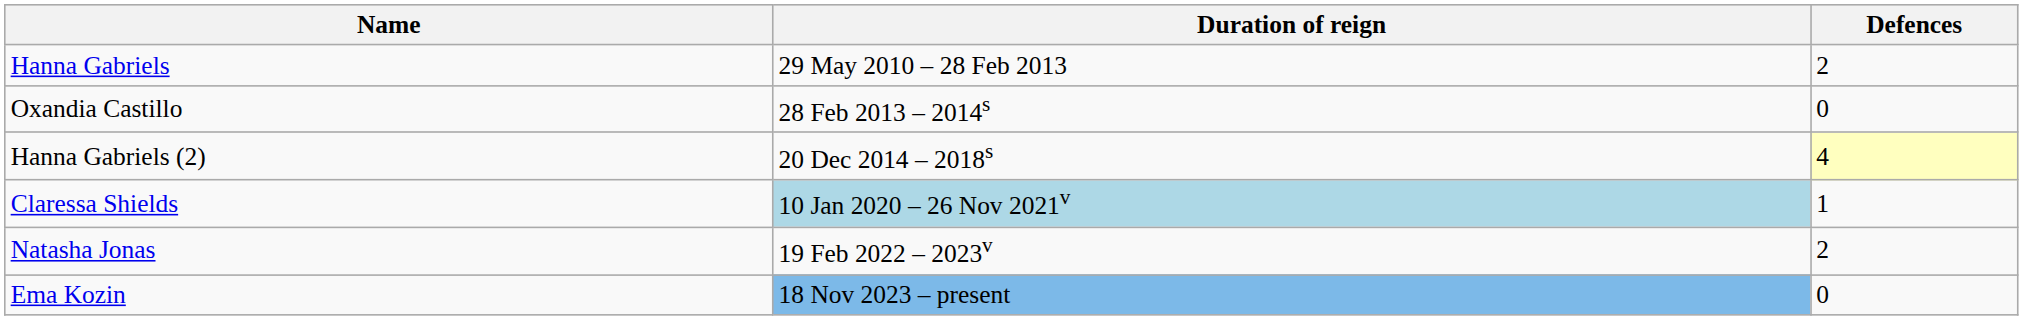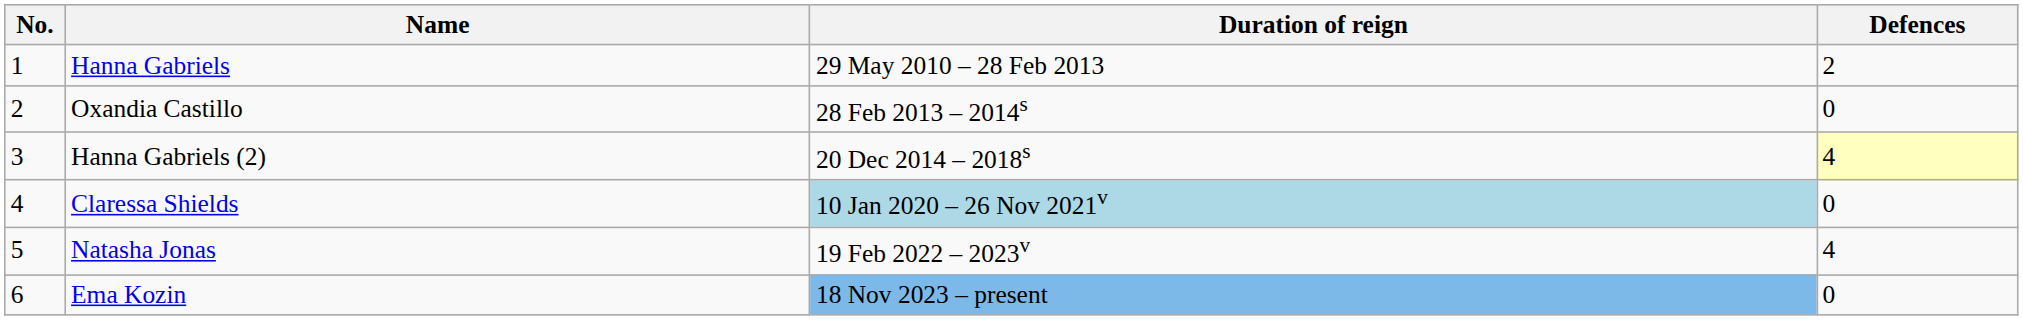+ column: (35, 24)
(1823, 203) 1 -> (1829, 203) 0
(1823, 250) 2 -> (1829, 250) 4
